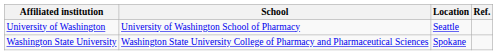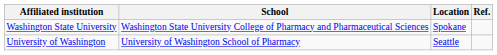rows swapped: (56, 27) <-> (62, 42)
